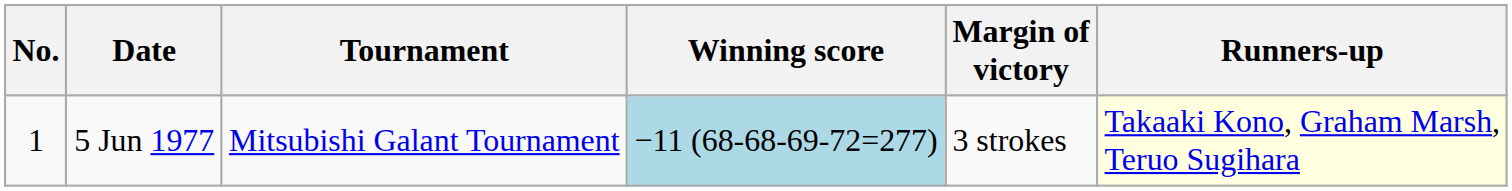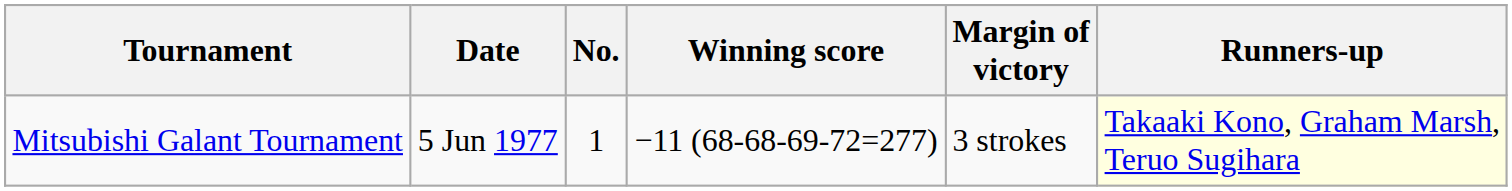columns swapped: (36, 49) <-> (424, 49)
(786, 140) lightblue background -> (786, 140) no background
